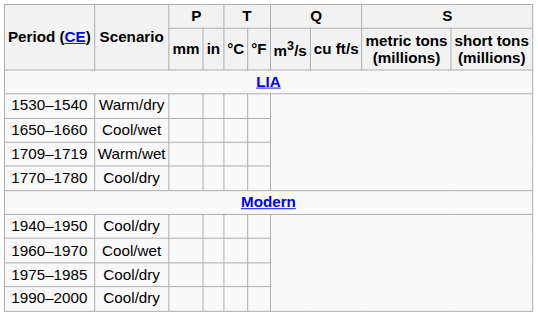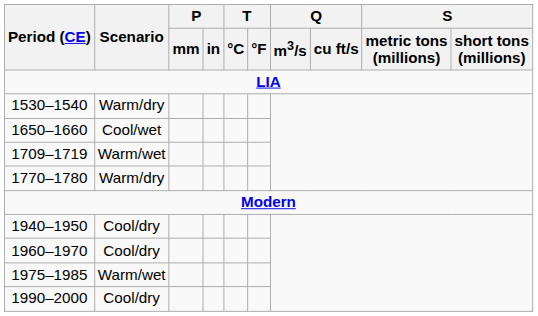(132, 178) Cool/dry -> (132, 178) Warm/dry
(132, 250) Cool/wet -> (132, 250) Cool/dry
(132, 274) Cool/dry -> (132, 274) Warm/wet
